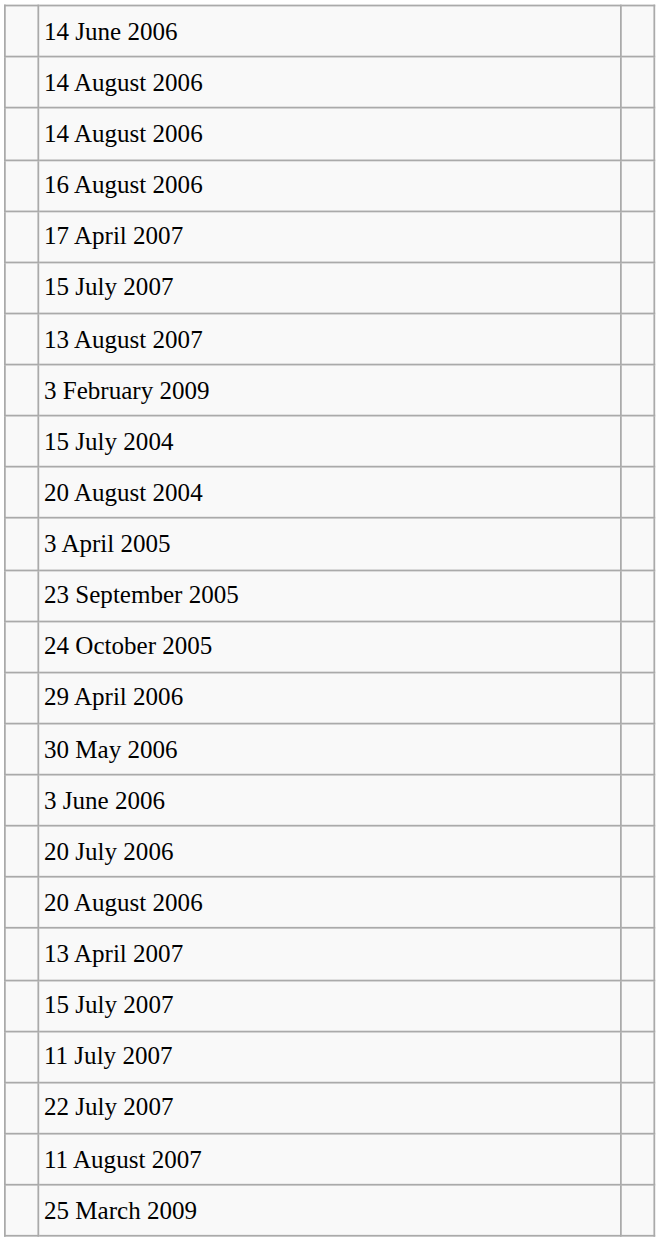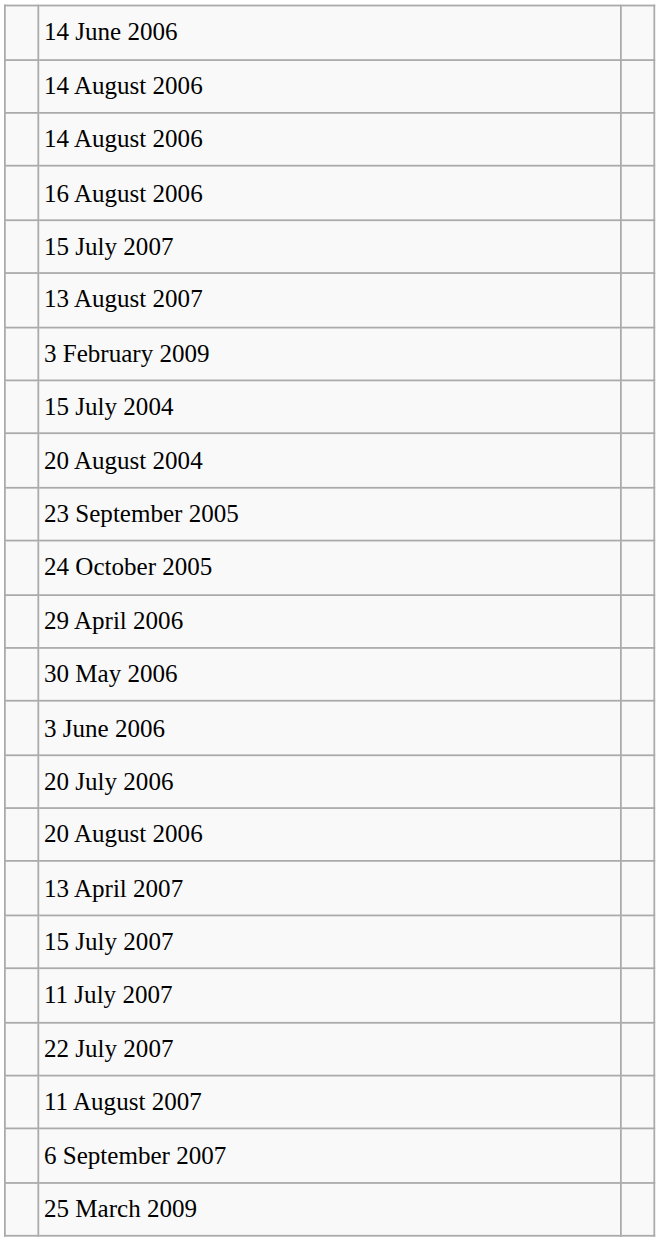- row: (21, 237)
- row: (21, 544)
+ row: (21, 1156)
